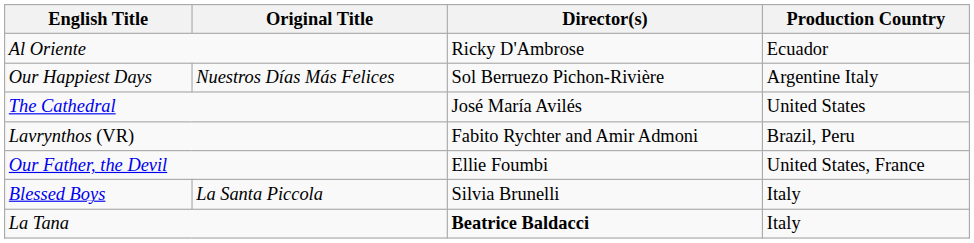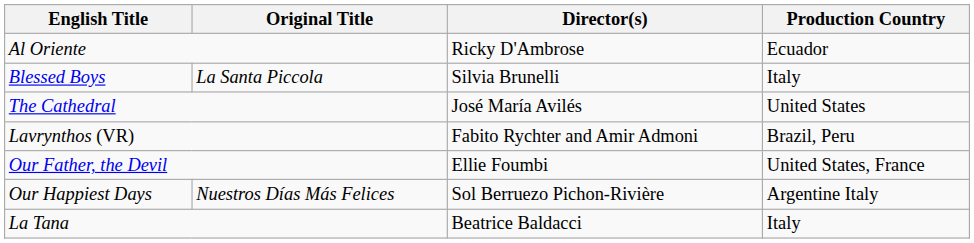rows swapped: (57, 194) <-> (80, 77)
(520, 223) bold -> (517, 223) normal
